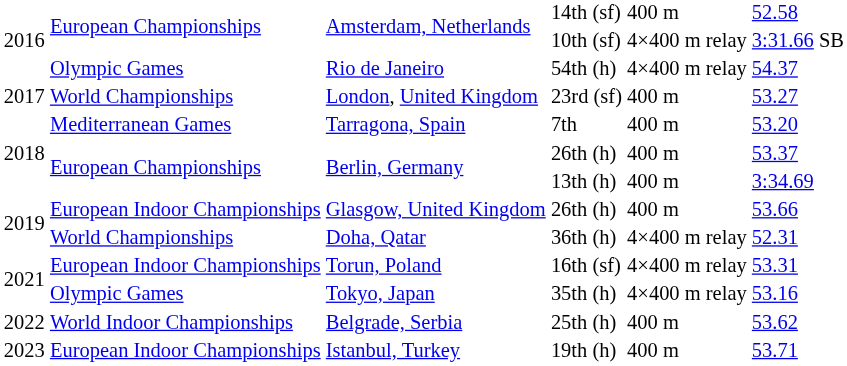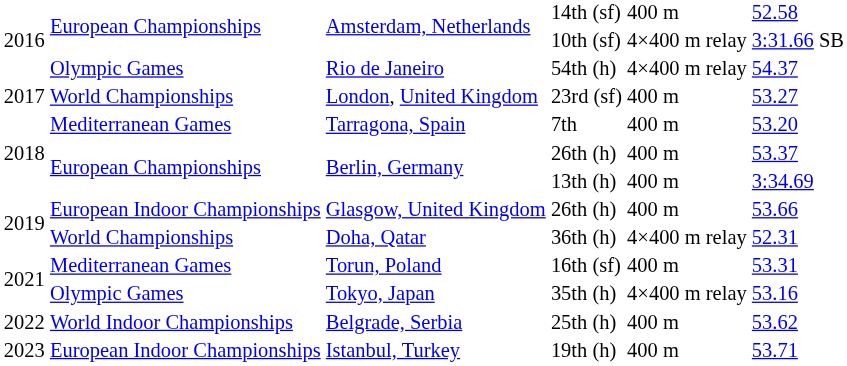(185, 265) European Indoor Championships -> (141, 265) Mediterranean Games
(687, 265) 4×400 m relay -> (653, 265) 400 m
